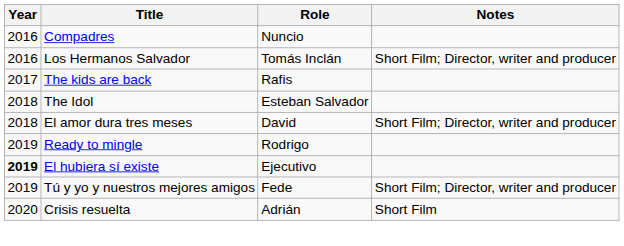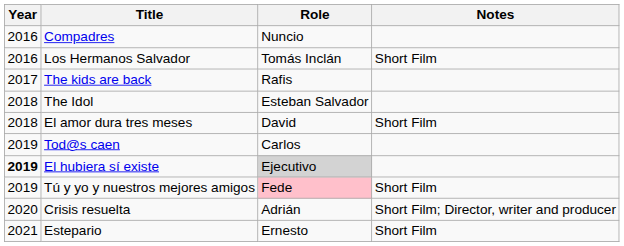(495, 58) Short Film; Director, writer and producer -> (406, 58) Short Film
(495, 123) Short Film; Director, writer and producer -> (406, 123) Short Film
- row: (93, 144)
+ row: (82, 144)
(289, 166) no background -> (289, 166) lightgrey background
(277, 187) no background -> (277, 187) pink background
(495, 187) Short Film; Director, writer and producer -> (406, 187) Short Film
(406, 209) Short Film -> (495, 209) Short Film; Director, writer and producer
+ row: (73, 230)
